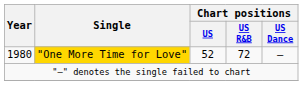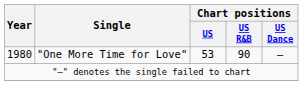(112, 55) gold background -> (112, 55) no background
(208, 55) 52 -> (208, 55) 53
(244, 55) 72 -> (244, 55) 90
